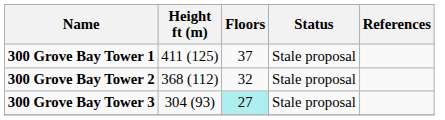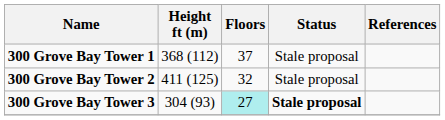(190, 56) 411 (125) -> (190, 56) 368 (112)
(190, 79) 368 (112) -> (190, 79) 411 (125)
(314, 102) normal -> (317, 102) bold
